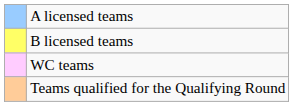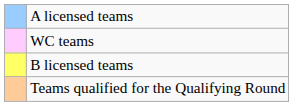rows swapped: (82, 40) <-> (62, 64)
